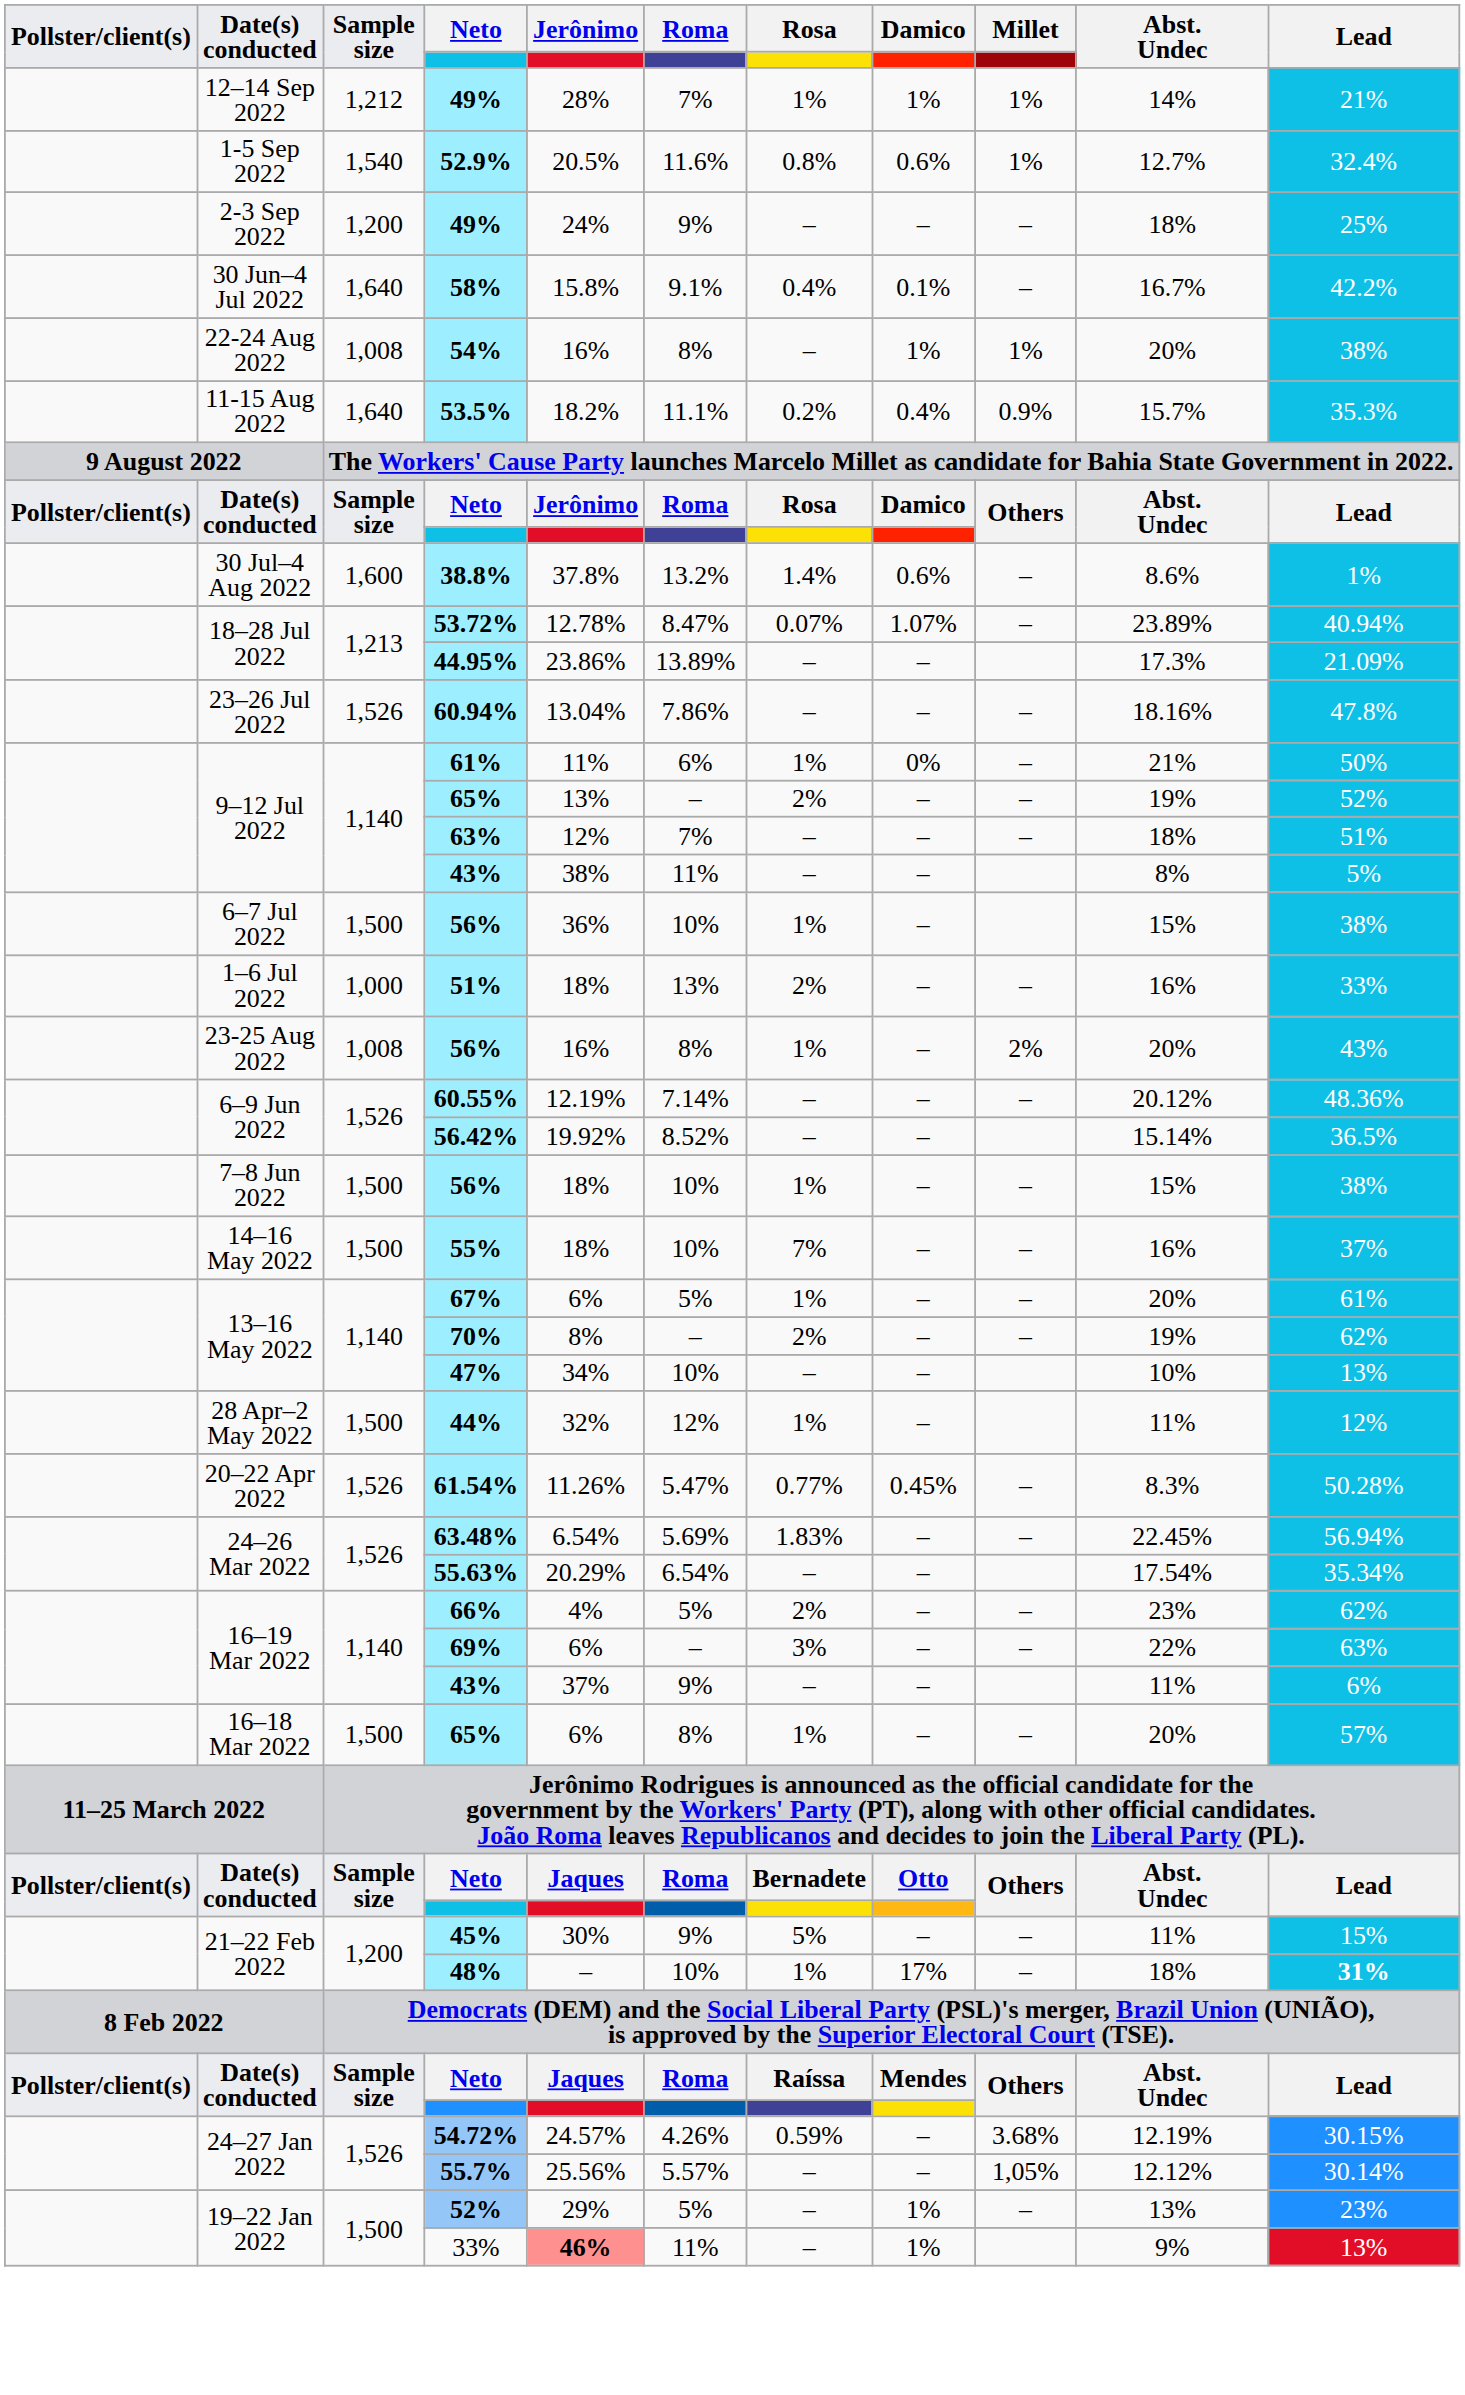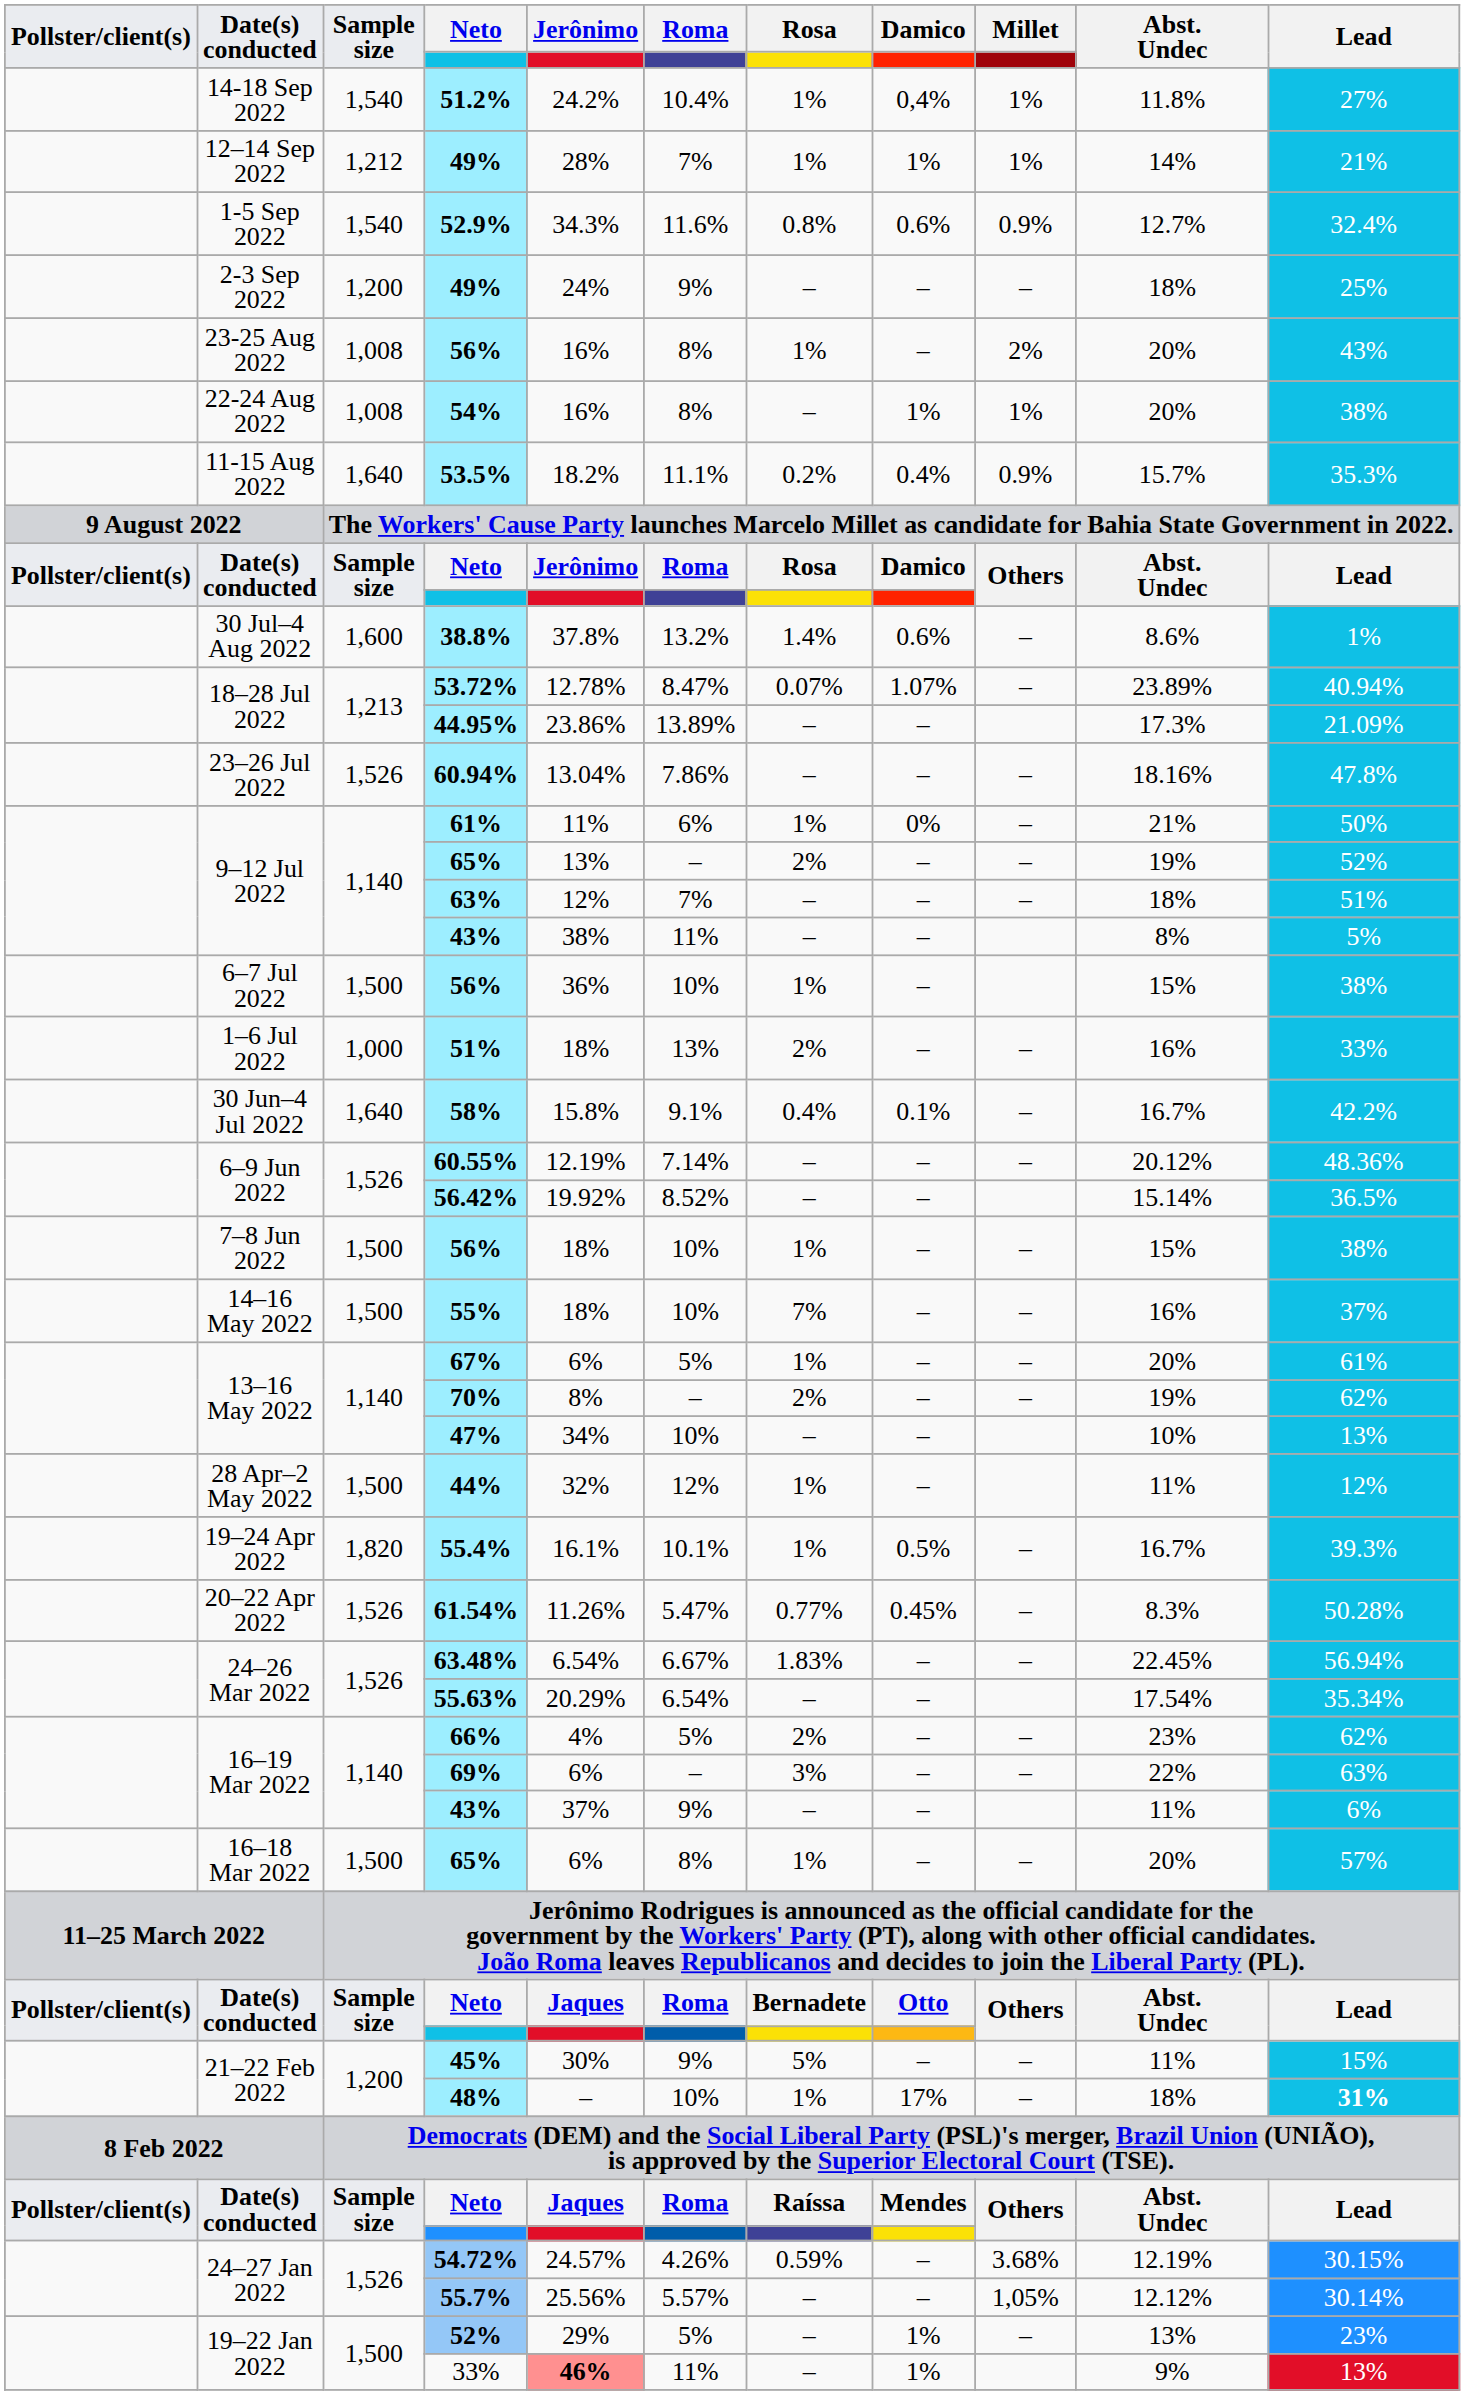+ row: (260, 99)
(586, 162) 20.5% -> (586, 224) 34.3%
(1025, 162) 1% -> (1025, 224) 0.9%
rows swapped: (260, 1049) <-> (260, 287)
+ row: (260, 1548)
(695, 1536) 5.69% -> (695, 1661) 6.67%
